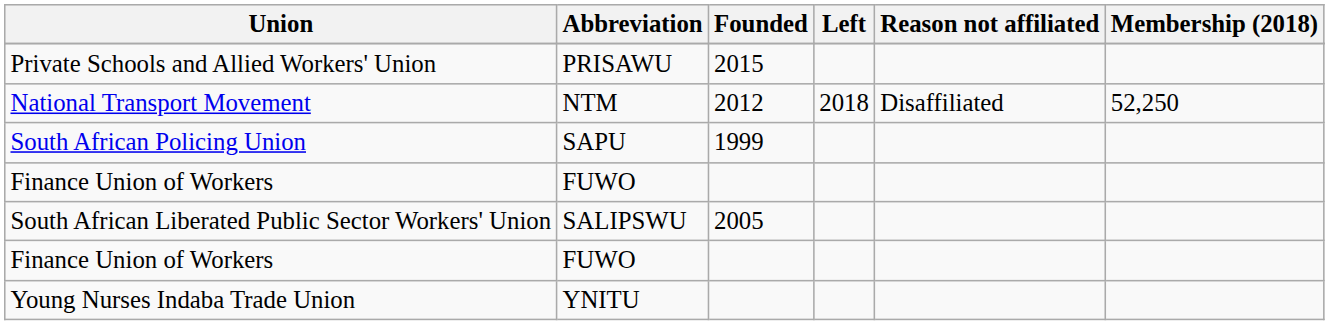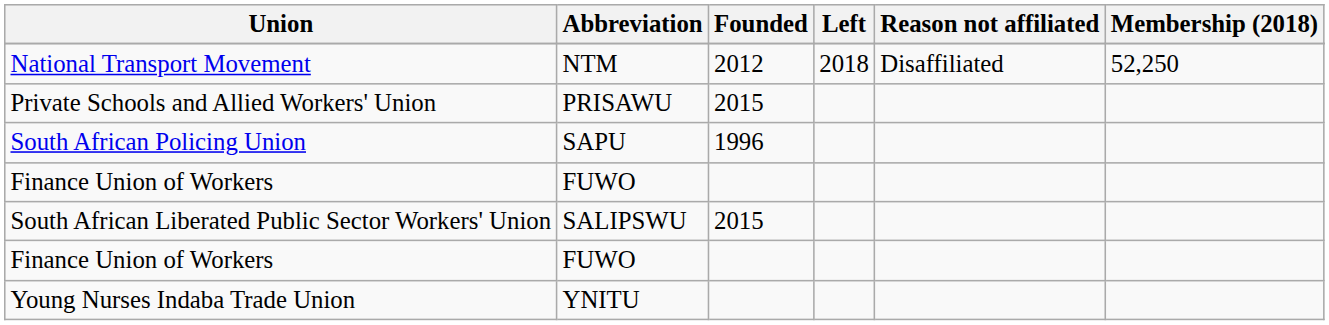rows swapped: (161, 102) <-> (223, 63)
(739, 142) 1999 -> (739, 142) 1996
(739, 220) 2005 -> (739, 220) 2015
